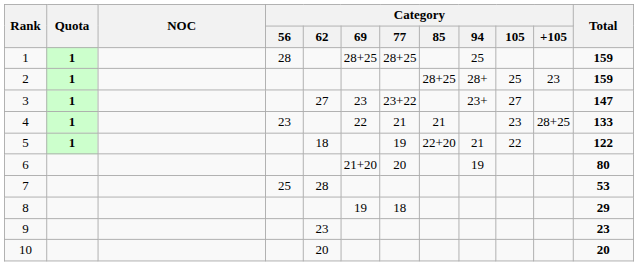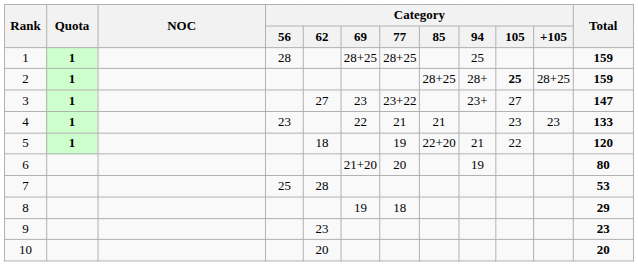(515, 79) normal -> (515, 79) bold
(553, 79) 23 -> (553, 79) 28+25
(553, 122) 28+25 -> (553, 122) 23
(603, 143) 122 -> (603, 143) 120
